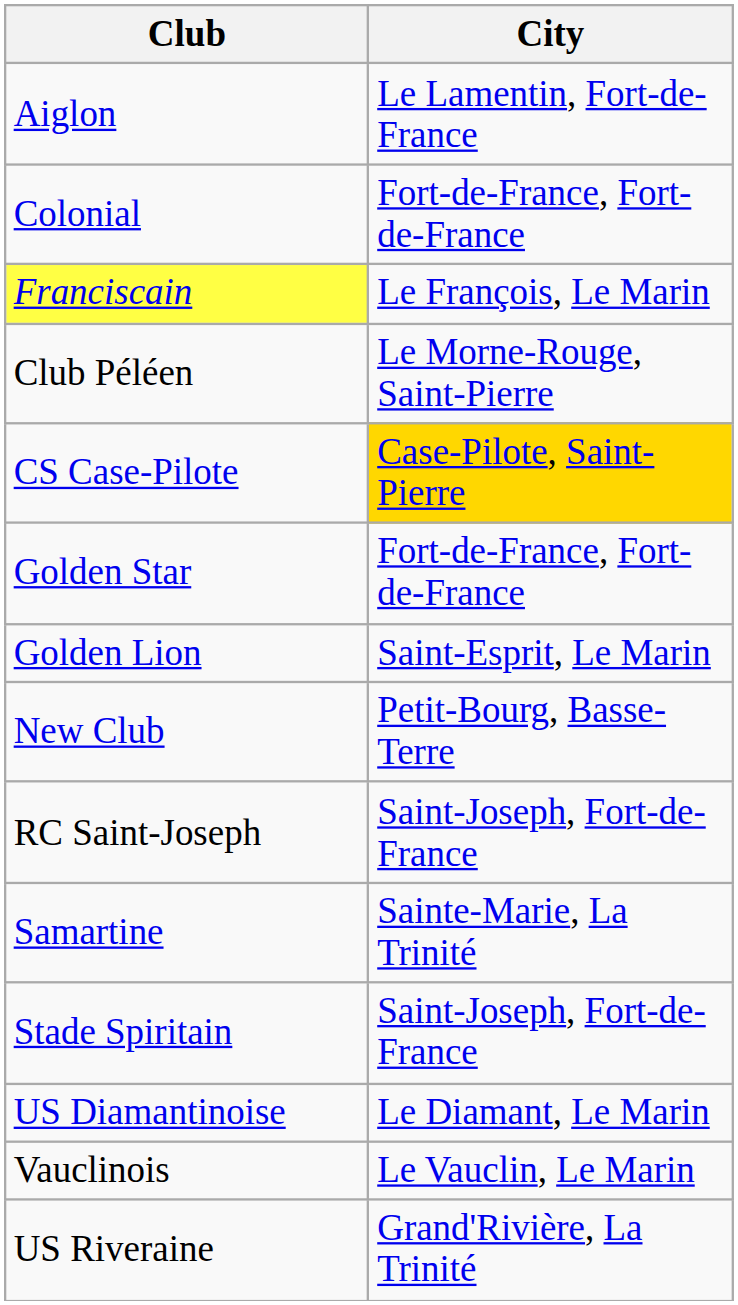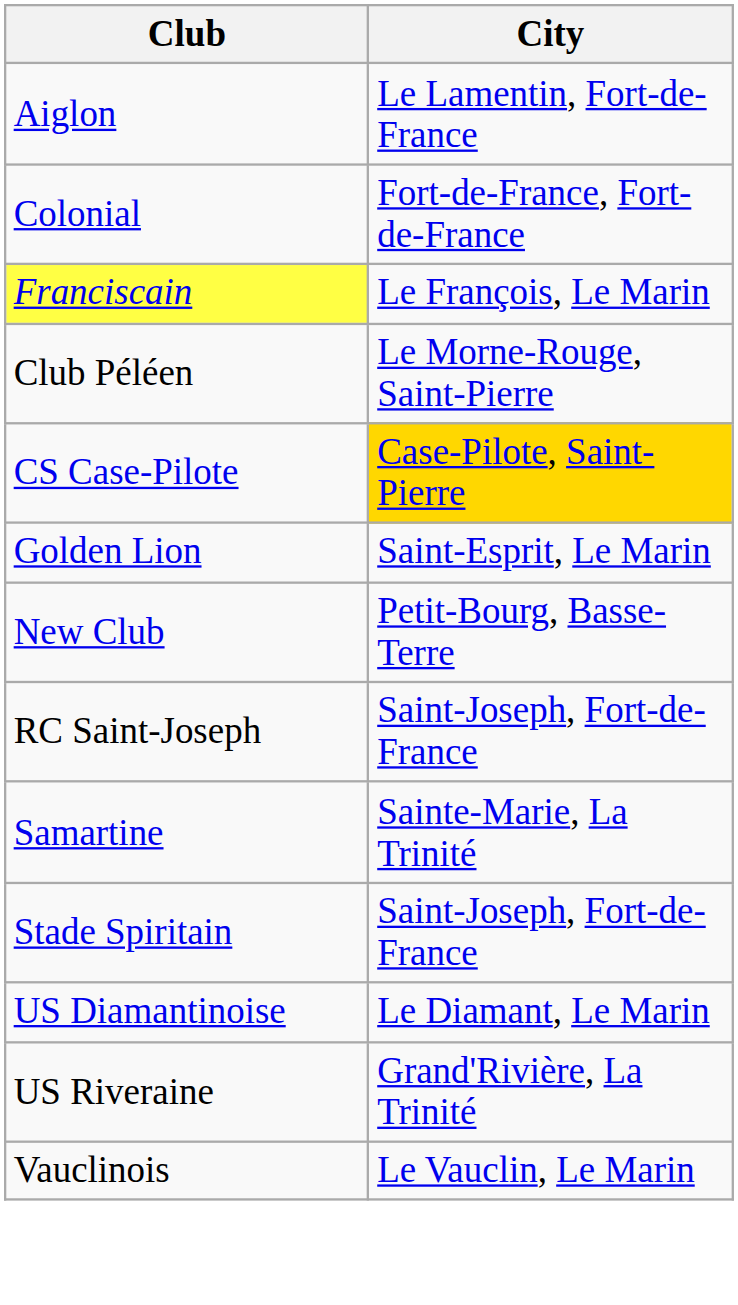- row: (102, 572)
rows swapped: (114, 1249) <-> (92, 1170)
